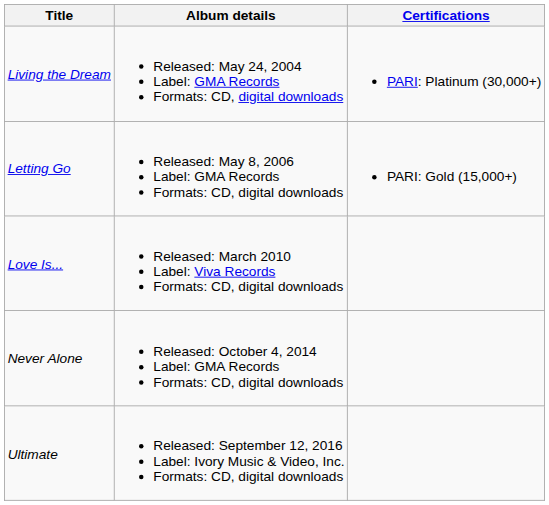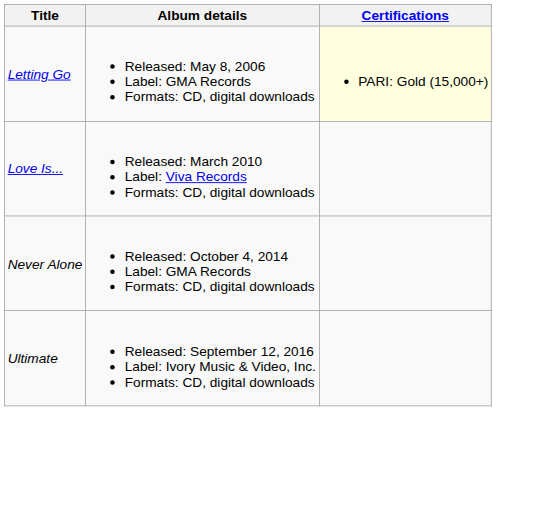- row: (59, 74)
(446, 176) no background -> (405, 81) lightyellow background
